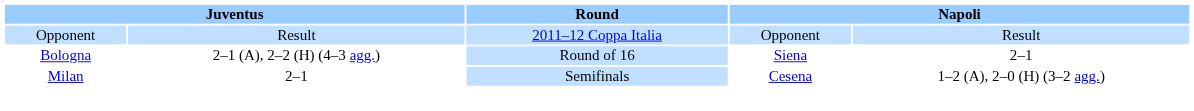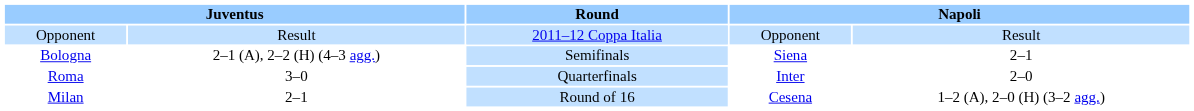(597, 55) Round of 16 -> (597, 55) Semifinals
+ row: (66, 76)
(597, 76) Semifinals -> (597, 97) Round of 16
